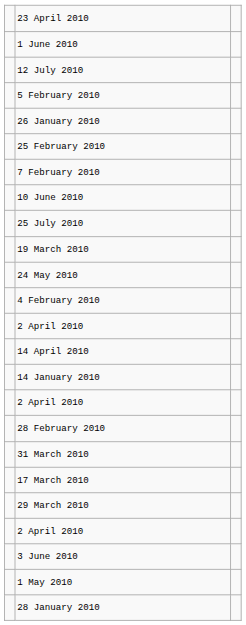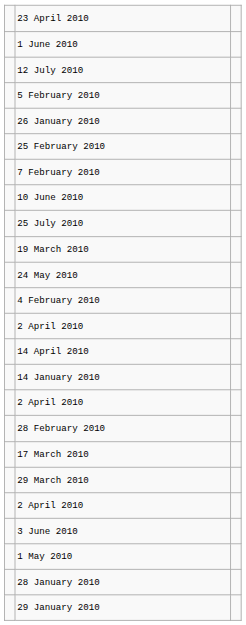- row: (10, 454)
+ row: (10, 608)
